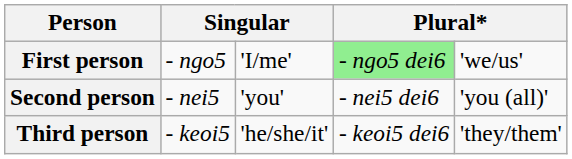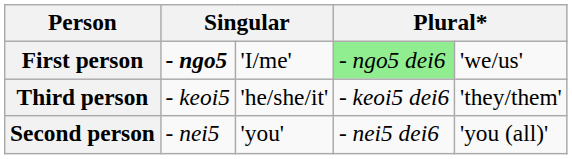(196, 60) normal -> (196, 60) bold
rows swapped: (82, 97) <-> (82, 134)
